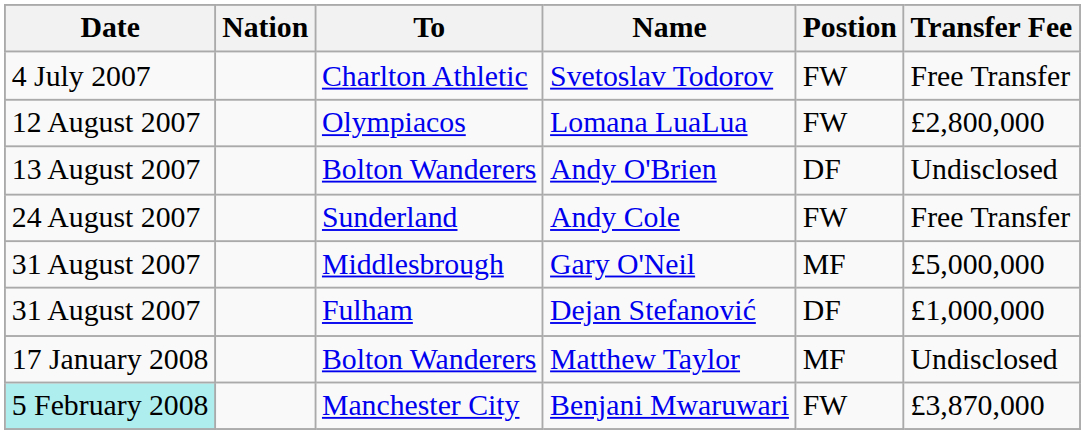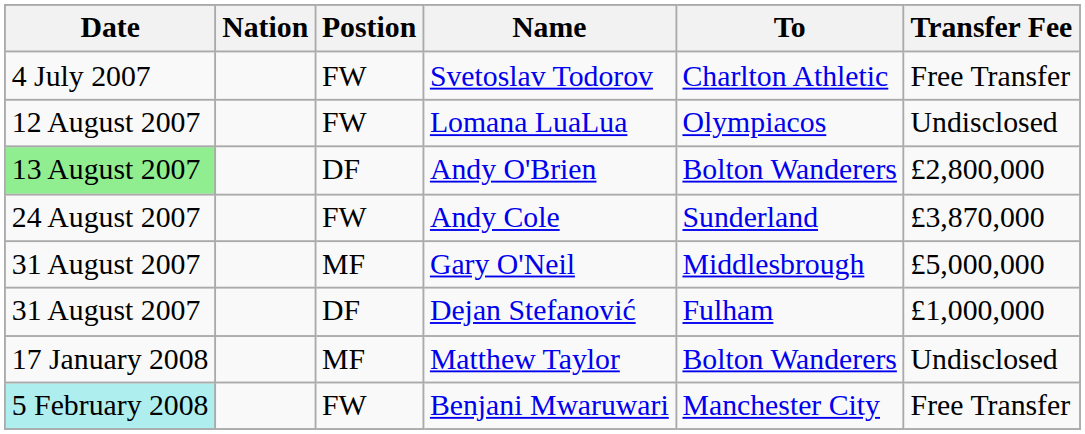columns swapped: (850, 28) <-> (429, 28)
(978, 122) £2,800,000 -> (984, 122) Undisclosed
(106, 169) no background -> (106, 169) lightgreen background
(984, 169) Undisclosed -> (978, 169) £2,800,000
(990, 216) Free Transfer -> (978, 216) £3,870,000
(978, 405) £3,870,000 -> (990, 405) Free Transfer
